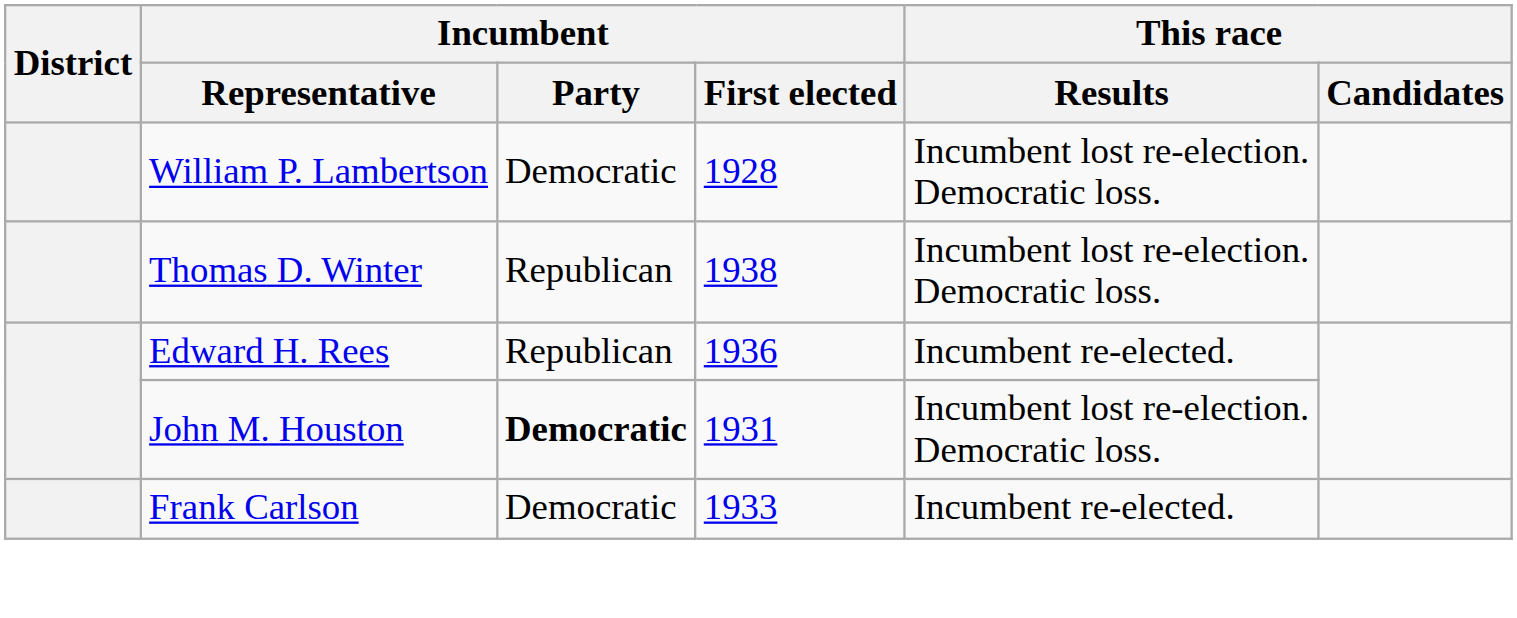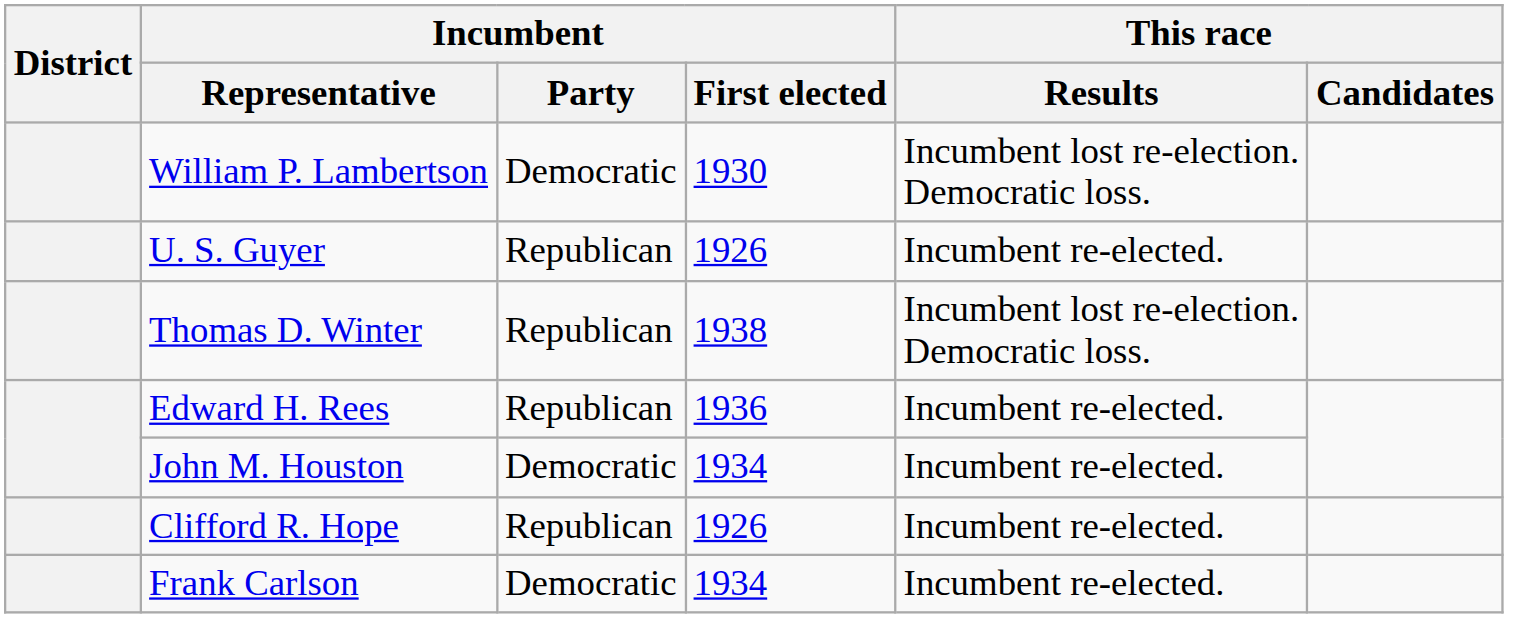(741, 171) 1928 -> (730, 171) 1930
+ row: (237, 250)
(596, 428) bold -> (591, 466) normal
(741, 428) 1931 -> (730, 466) 1934
(1112, 428) Incumbent lost re-election. Democratic loss. -> (1064, 466) Incumbent re-elected.
+ row: (274, 525)
(741, 508) 1933 -> (730, 583) 1934
